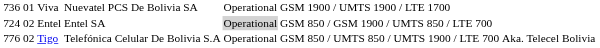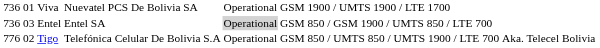(12, 23) 724 -> (12, 23) 736
(29, 23) 02 -> (29, 23) 03
